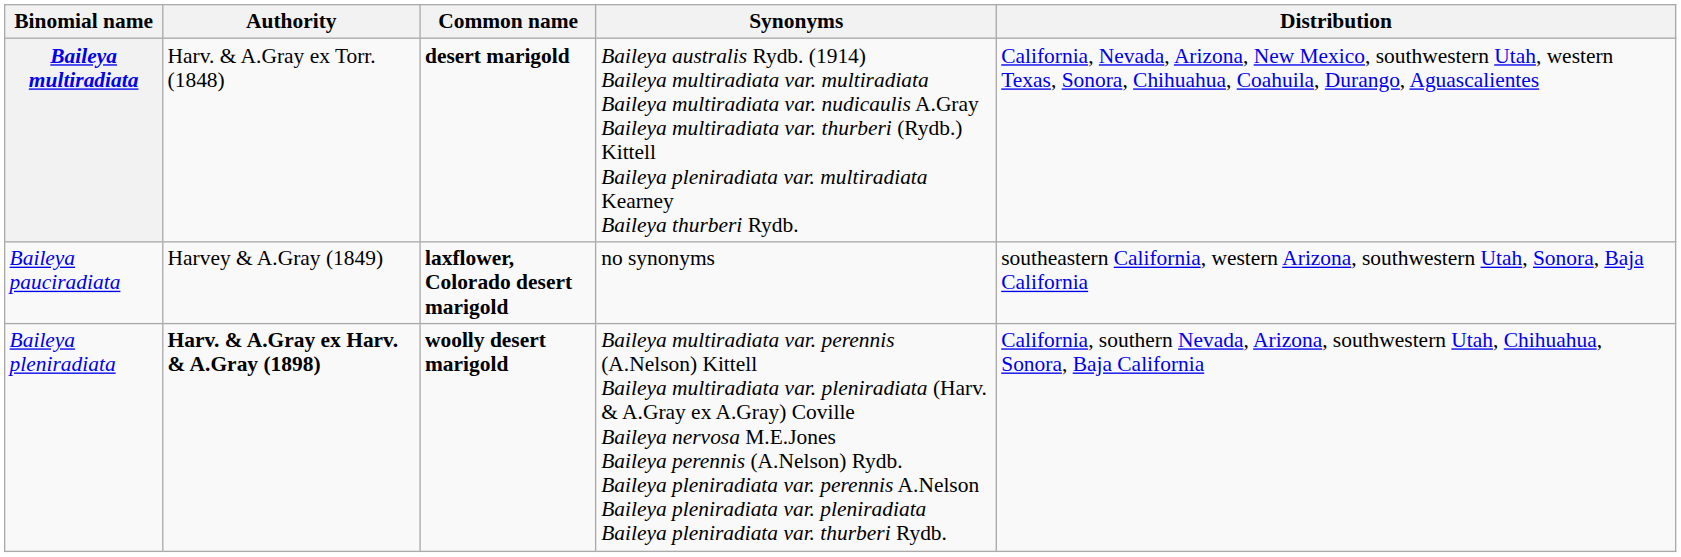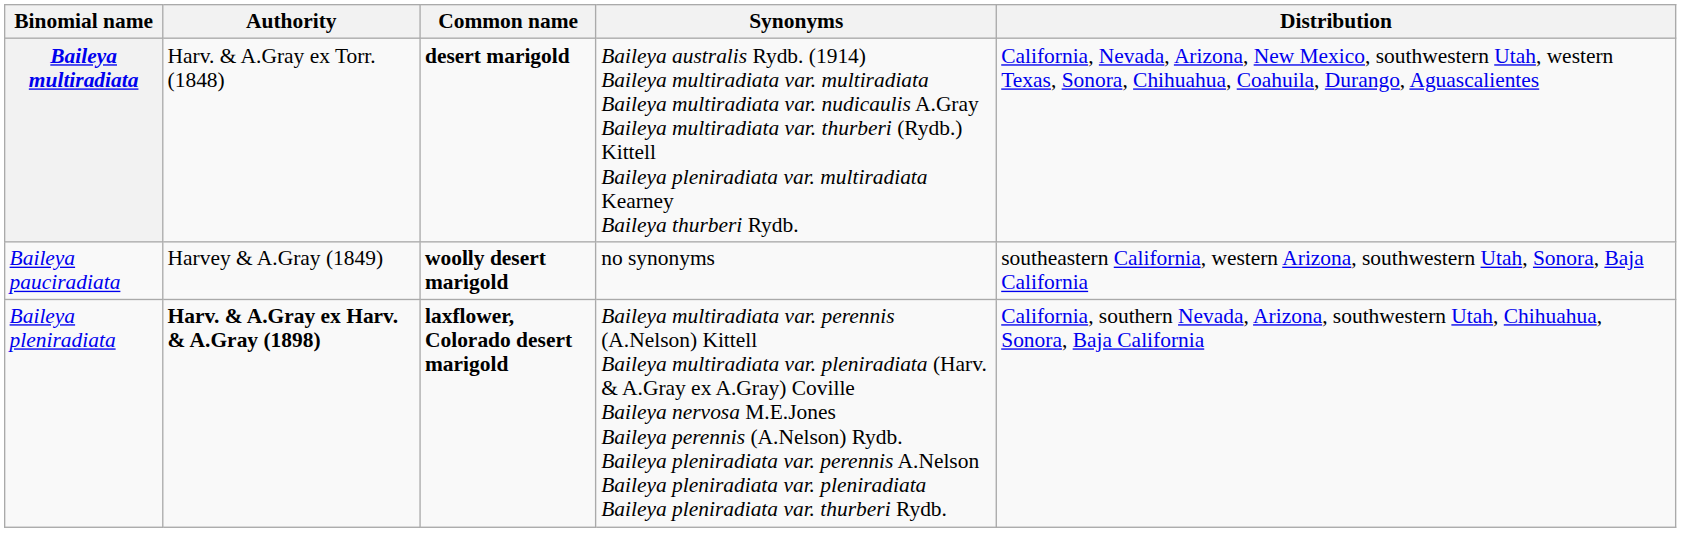(499, 282) laxflower, Colorado desert marigold -> (485, 270) woolly desert marigold
(485, 352) woolly desert marigold -> (499, 340) laxflower, Colorado desert marigold
